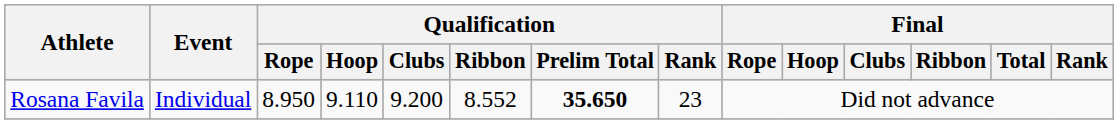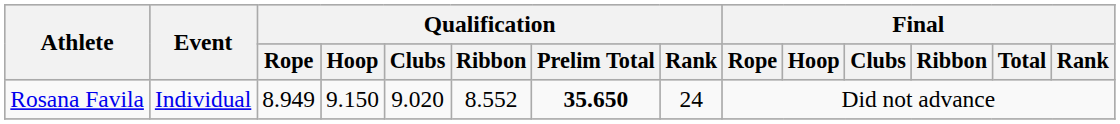(289, 99) 8.950 -> (289, 99) 8.949
(352, 99) 9.110 -> (353, 99) 9.150
(417, 99) 9.200 -> (418, 99) 9.020
(690, 99) 23 -> (691, 99) 24
